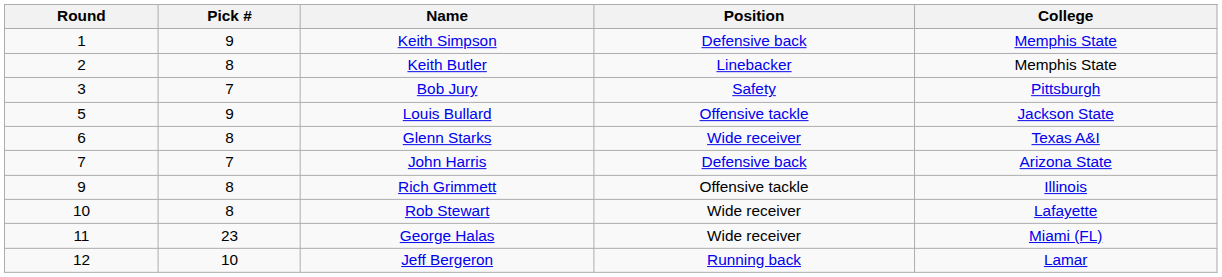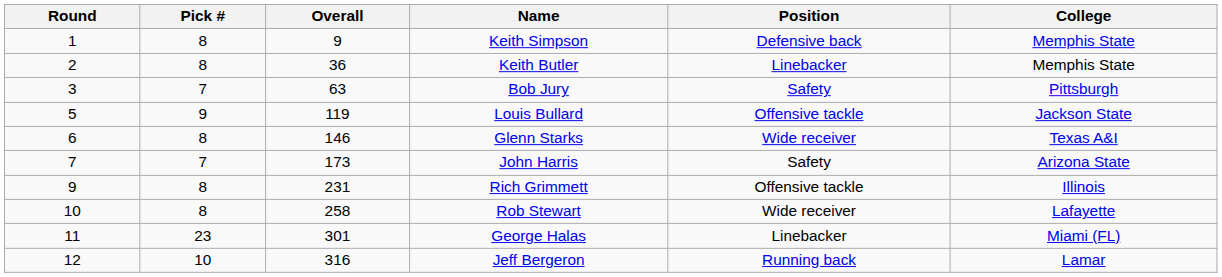+ column: (337, 16)
(229, 41) 9 -> (203, 41) 8
(754, 162) Defensive back -> (809, 162) Safety
(754, 235) Wide receiver -> (809, 235) Linebacker
